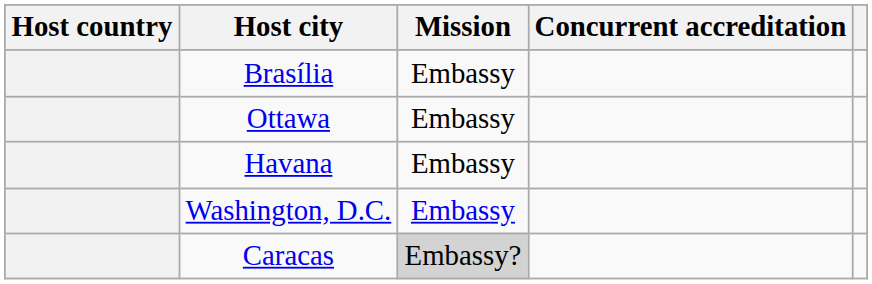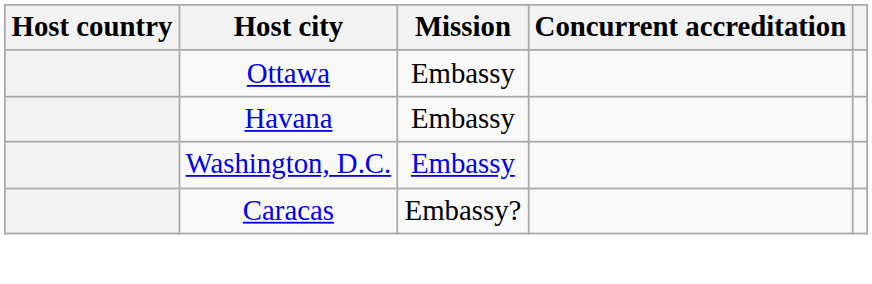- row: (288, 73)
(463, 255) lightgrey background -> (463, 210) no background
